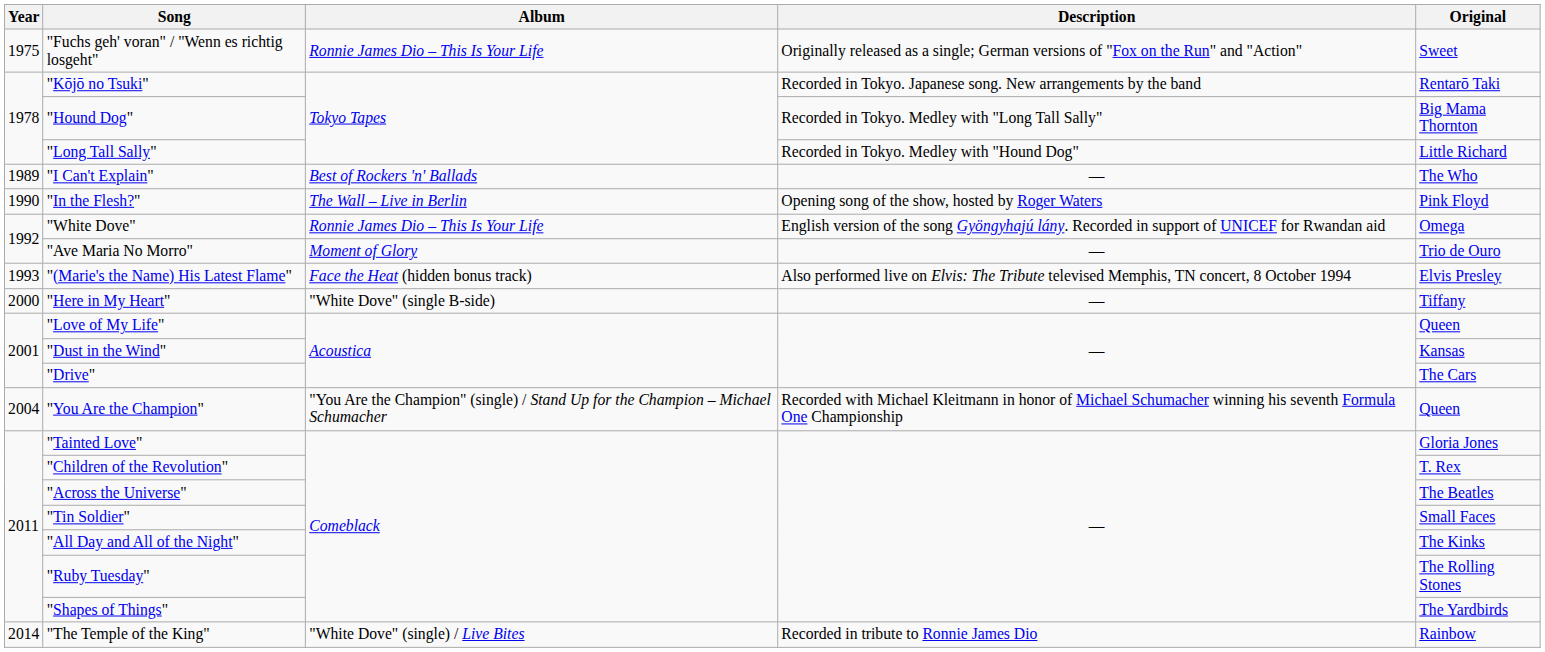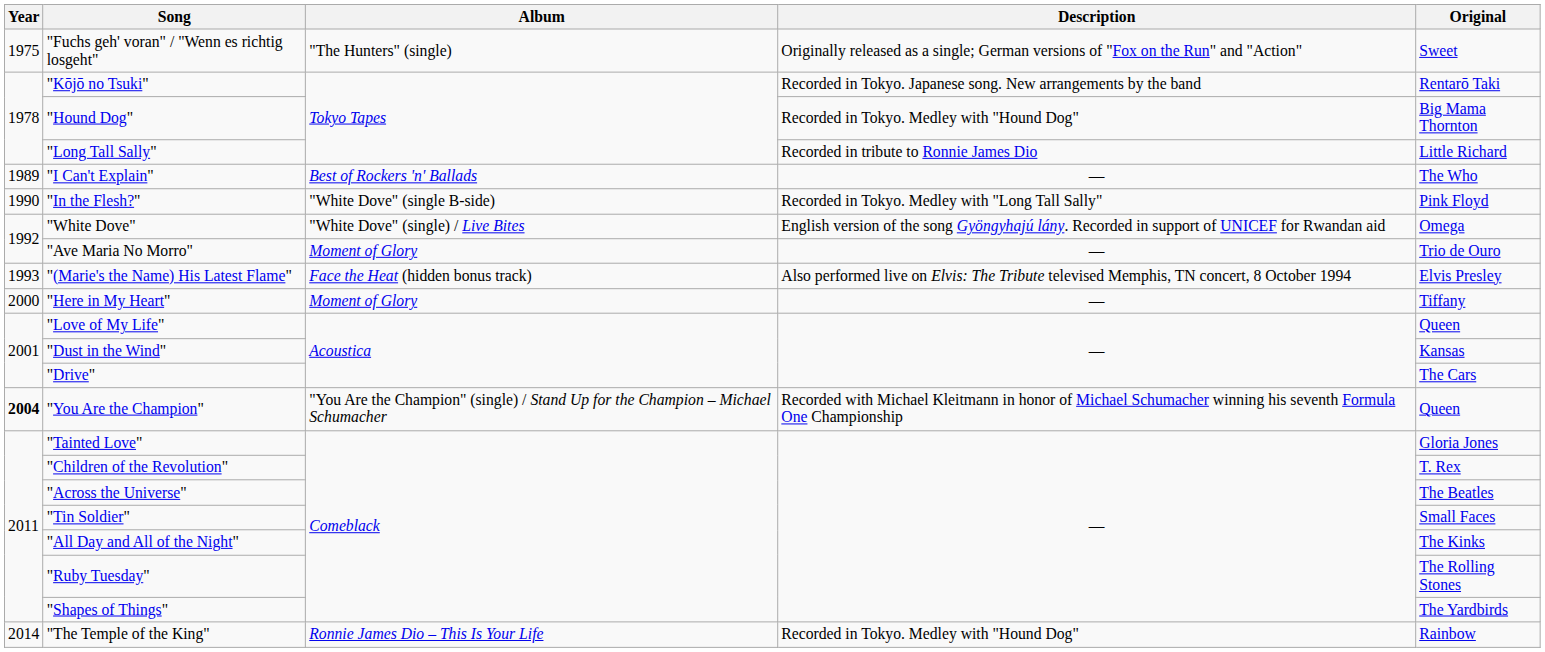(426, 50) Ronnie James Dio – This Is Your Life -> (381, 50) "The Hunters" (single)
(942, 117) Recorded in Tokyo. Medley with "Long Tall Sally" -> (930, 117) Recorded in Tokyo. Medley with "Hound Dog"
(930, 151) Recorded in Tokyo. Medley with "Hound Dog" -> (909, 151) Recorded in tribute to Ronnie James Dio
(388, 201) The Wall – Live in Berlin -> (402, 201) "White Dove" (single B-side)
(942, 201) Opening song of the show, hosted by Roger Waters -> (942, 201) Recorded in Tokyo. Medley with "Long Tall Sally"
(426, 226) Ronnie James Dio – This Is Your Life -> (417, 226) "White Dove" (single) / Live Bites
(402, 300) "White Dove" (single B-side) -> (363, 300) Moment of Glory
(24, 409) normal -> (24, 409) bold
(417, 634) "White Dove" (single) / Live Bites -> (426, 634) Ronnie James Dio – This Is Your Life
(909, 634) Recorded in tribute to Ronnie James Dio -> (930, 634) Recorded in Tokyo. Medley with "Hound Dog"
